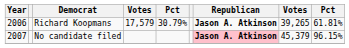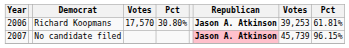(140, 24) 17,579 -> (140, 24) 17,570
(172, 24) 30.79% -> (172, 24) 30.80%
(295, 24) 39,265 -> (295, 24) 39,253
(295, 37) 45,379 -> (295, 37) 45,739
